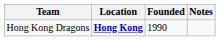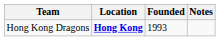(157, 28) 1990 -> (157, 28) 1993
